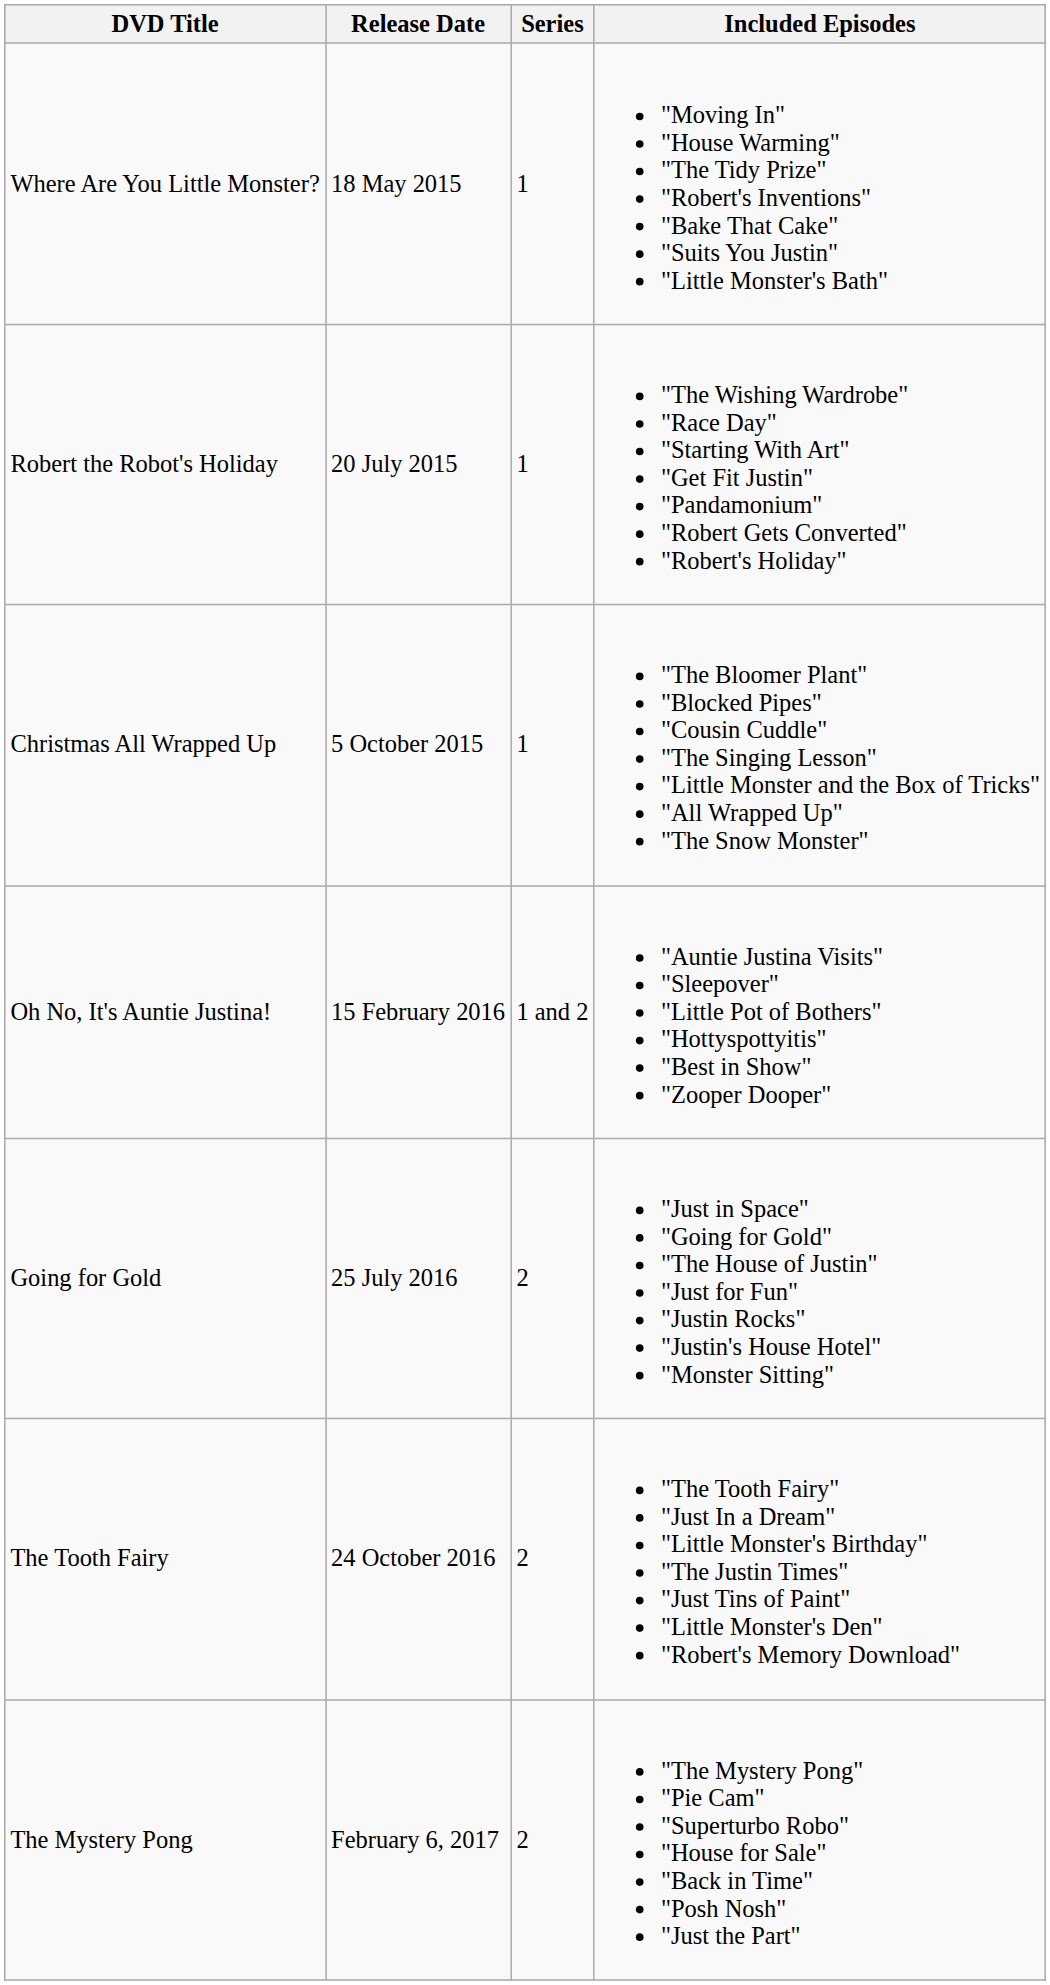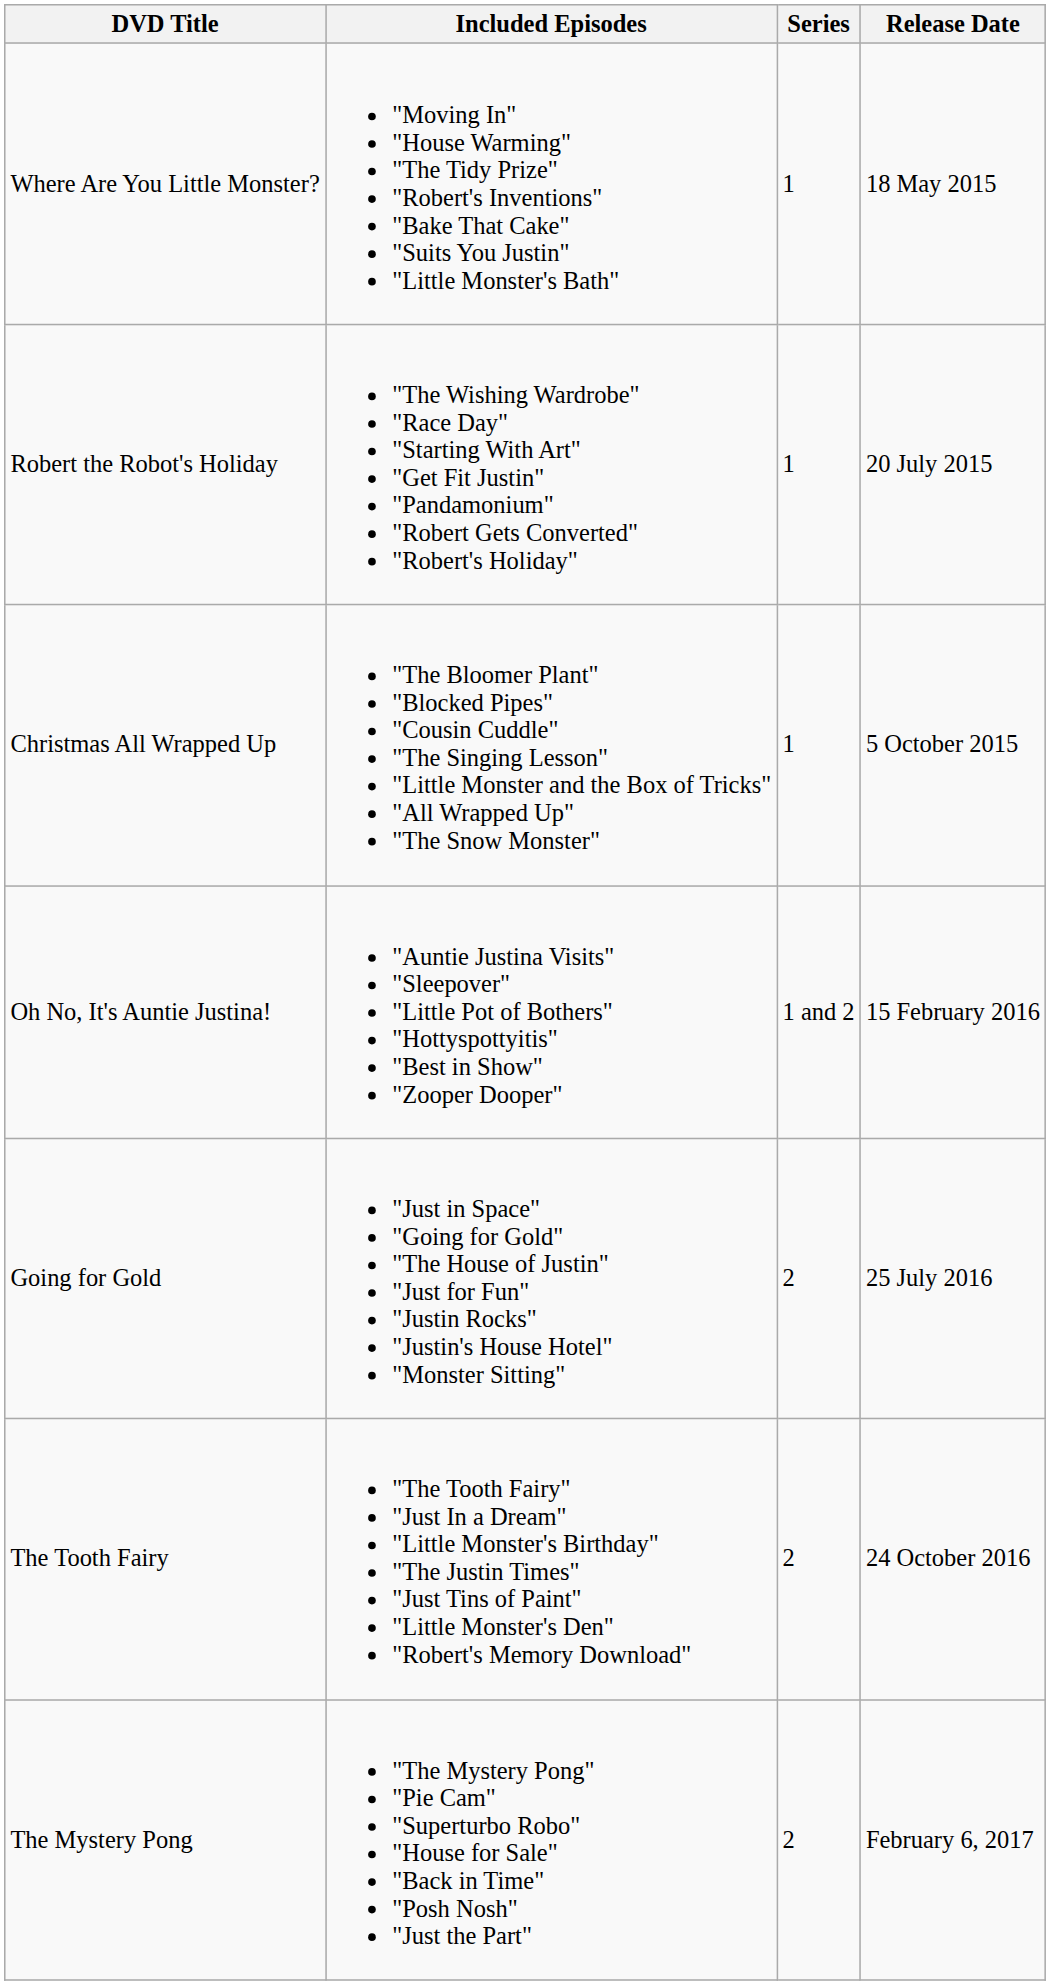columns swapped: (418, 23) <-> (820, 23)
